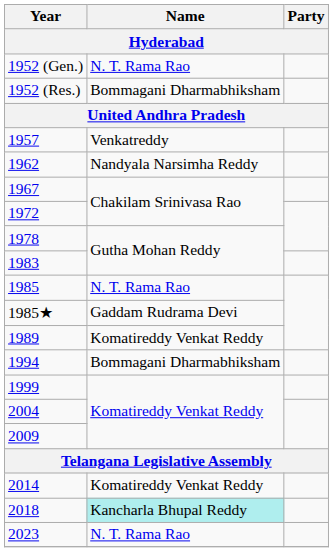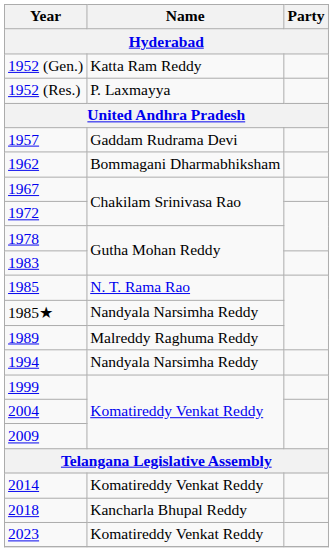(140, 66) N. T. Rama Rao -> (146, 66) Katta Ram Reddy
(185, 90) Bommagani Dharmabhiksham -> (130, 90) P. Laxmayya
(129, 139) Venkatreddy -> (164, 139) Gaddam Rudrama Devi
(174, 164) Nandyala Narsimha Reddy -> (185, 164) Bommagani Dharmabhiksham
(164, 312) Gaddam Rudrama Devi -> (174, 312) Nandyala Narsimha Reddy
(177, 337) Komatireddy Venkat Reddy -> (174, 337) Malreddy Raghuma Reddy
(185, 362) Bommagani Dharmabhiksham -> (174, 362) Nandyala Narsimha Reddy
(169, 510) paleturquoise background -> (169, 510) no background
(140, 534) N. T. Rama Rao -> (177, 534) Komatireddy Venkat Reddy
